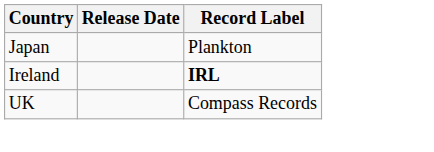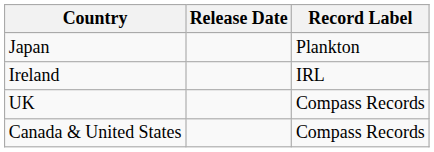(204, 75) bold -> (310, 75) normal
+ row: (95, 132)
